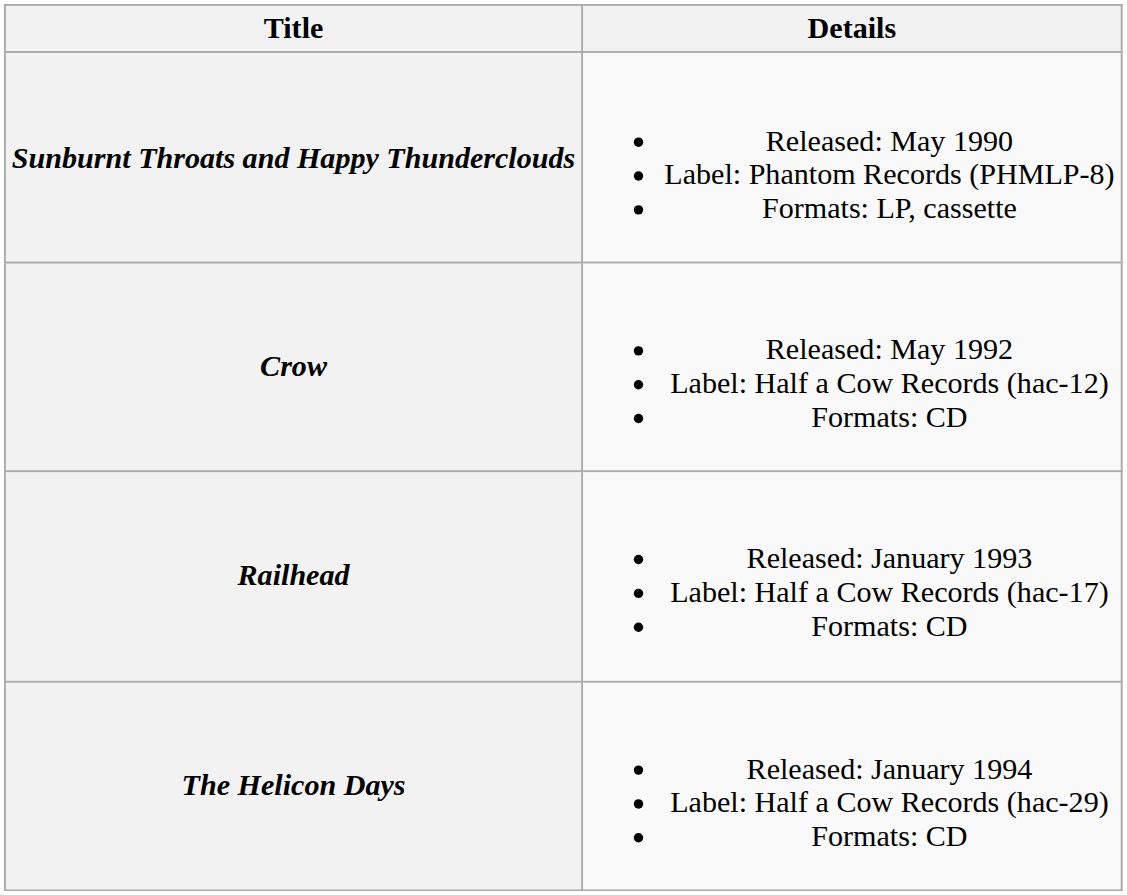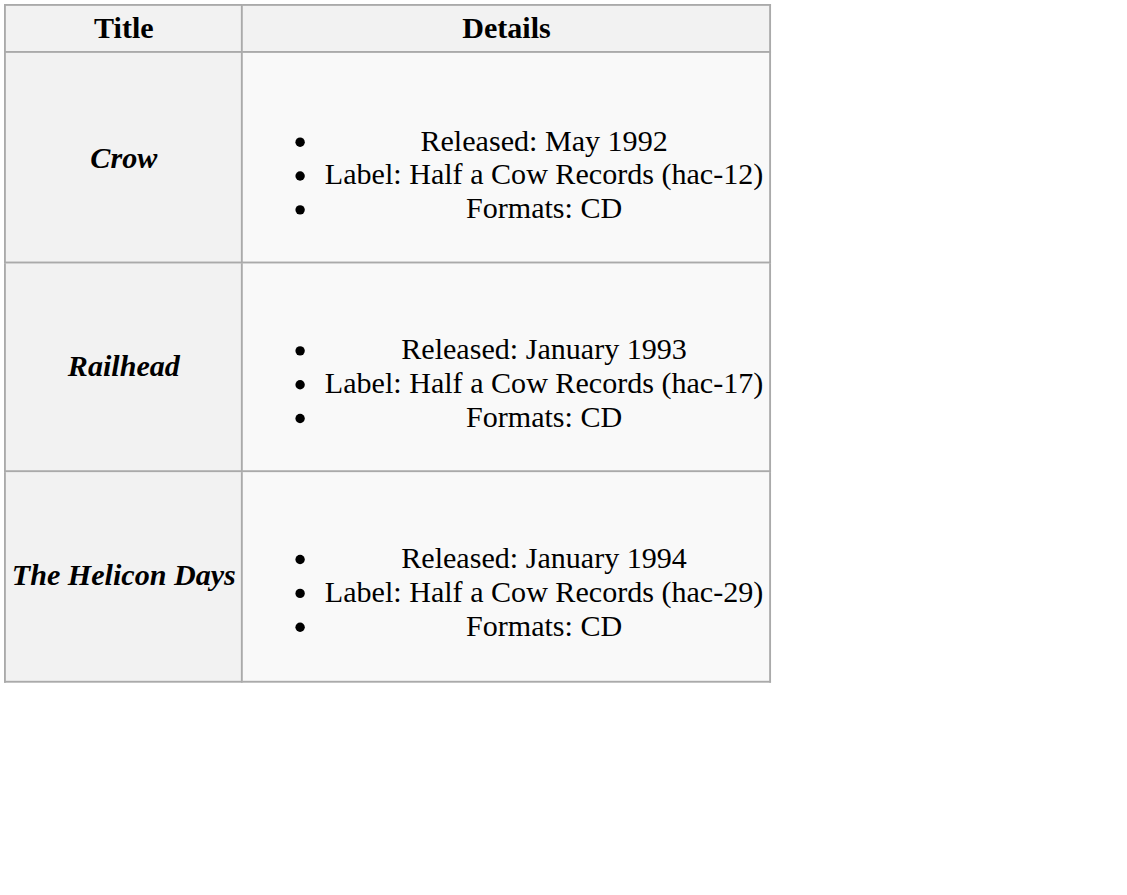- row: (294, 156)
